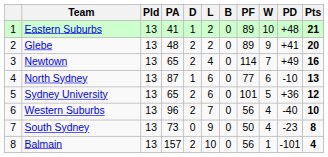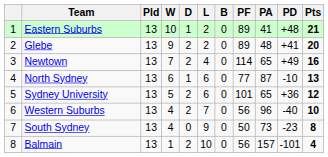columns swapped: (268, 12) <-> (173, 12)
